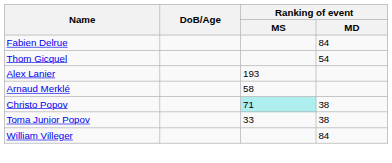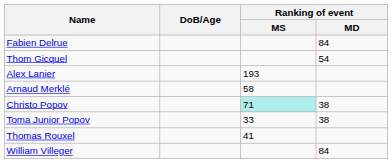+ row: (41, 135)
